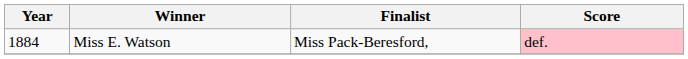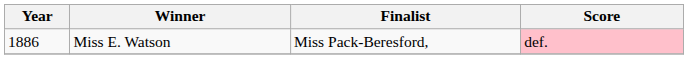(24, 41) 1884 -> (24, 41) 1886
